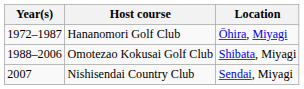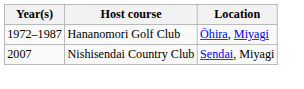- row: (140, 54)
